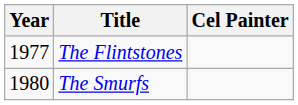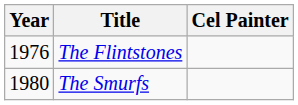(29, 52) 1977 -> (29, 52) 1976
